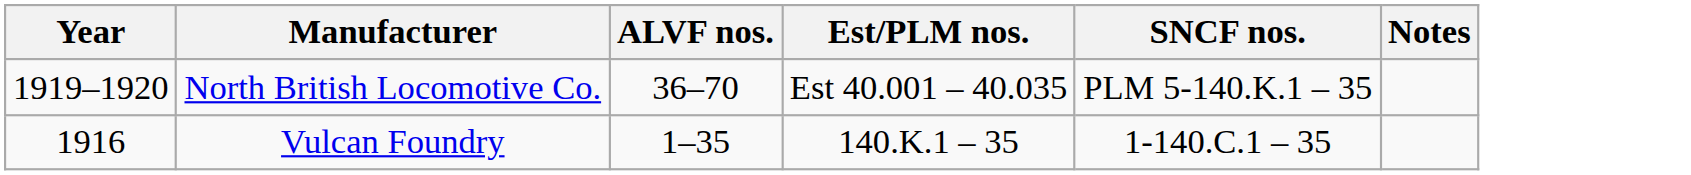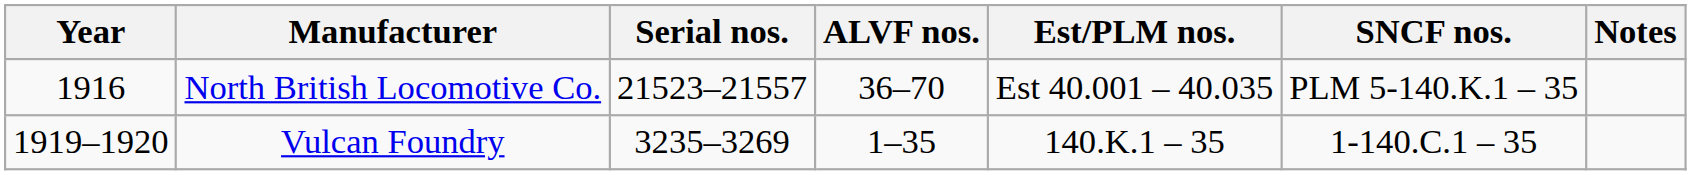+ column: (712, 31)
(91, 86) 1919–1920 -> (91, 86) 1916
(91, 141) 1916 -> (91, 141) 1919–1920
